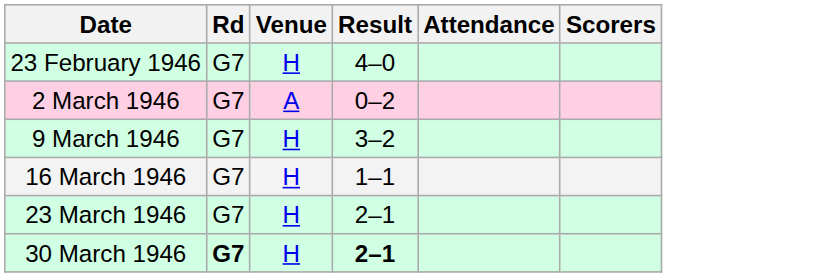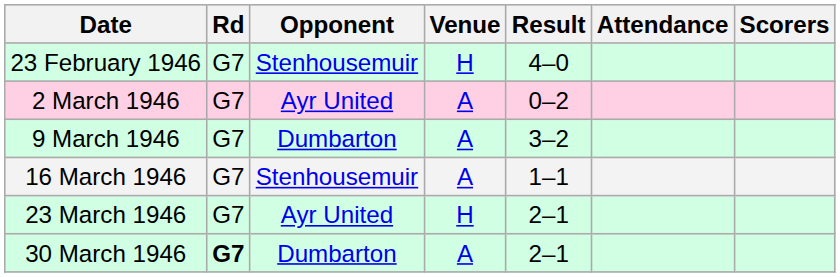+ column: (337, 24)
(291, 139) H -> (465, 139) A
(291, 177) H -> (465, 177) A
(291, 254) H -> (465, 254) A
(375, 254) bold -> (549, 254) normal
